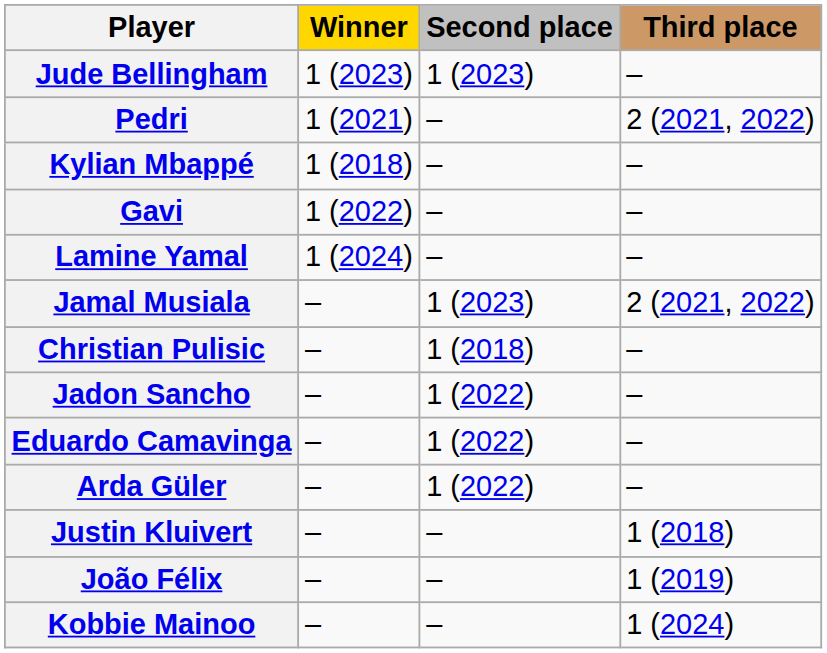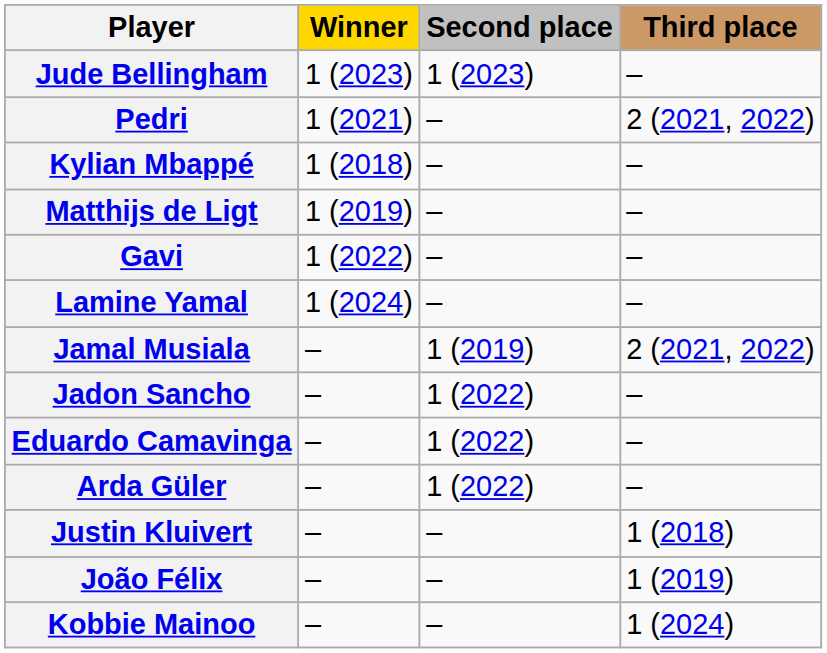+ row: (152, 211)
(480, 303) 1 (2023) -> (480, 348) 1 (2019)
- row: (152, 348)
